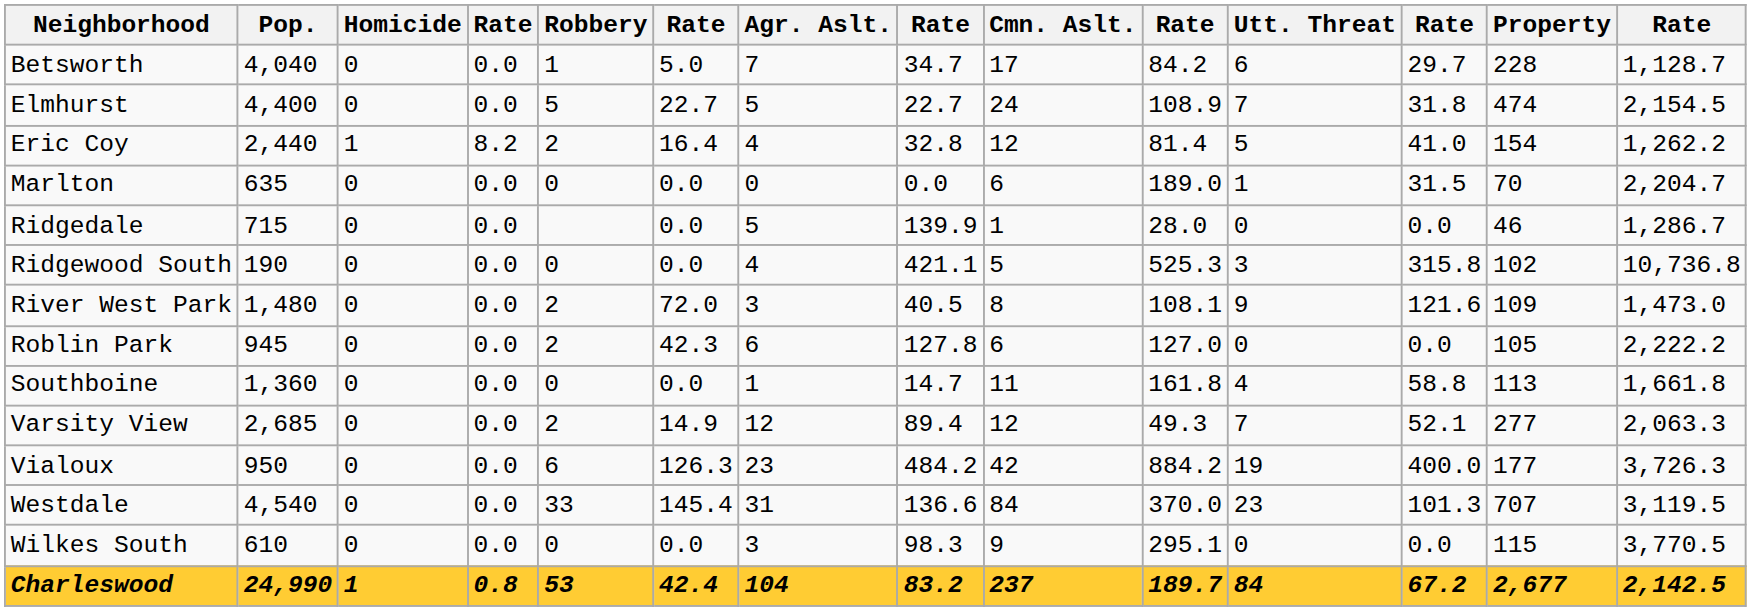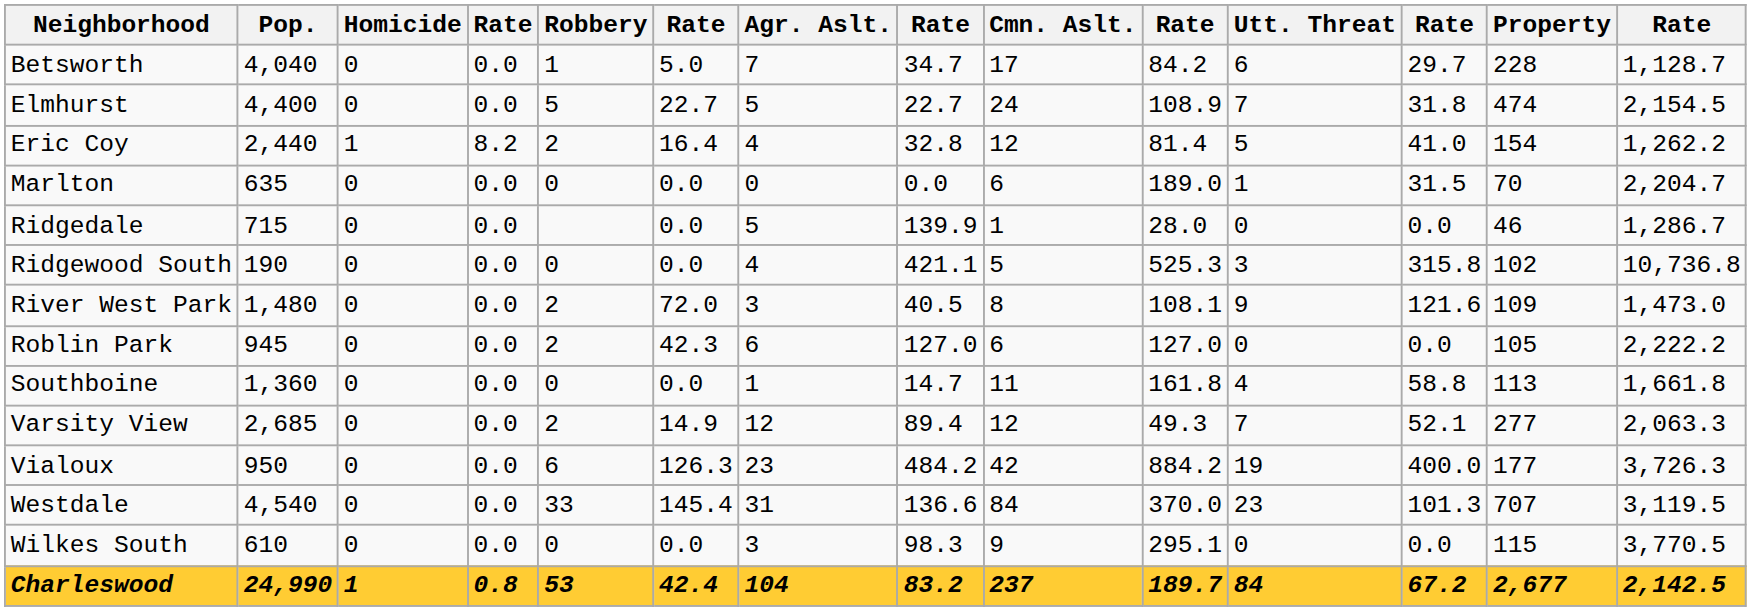(941, 345) 127.8 -> (941, 345) 127.0
